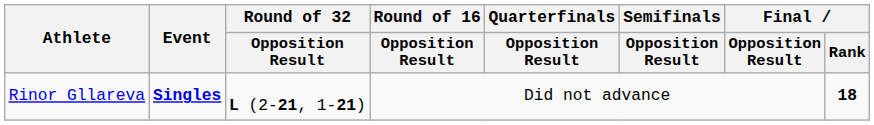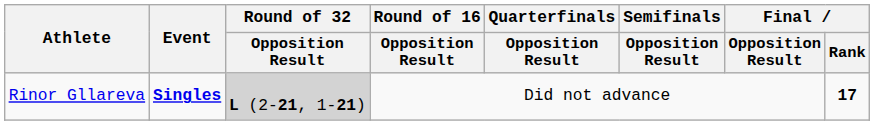(297, 106) no background -> (297, 106) lightgrey background
(847, 96) 18 -> (847, 96) 17
